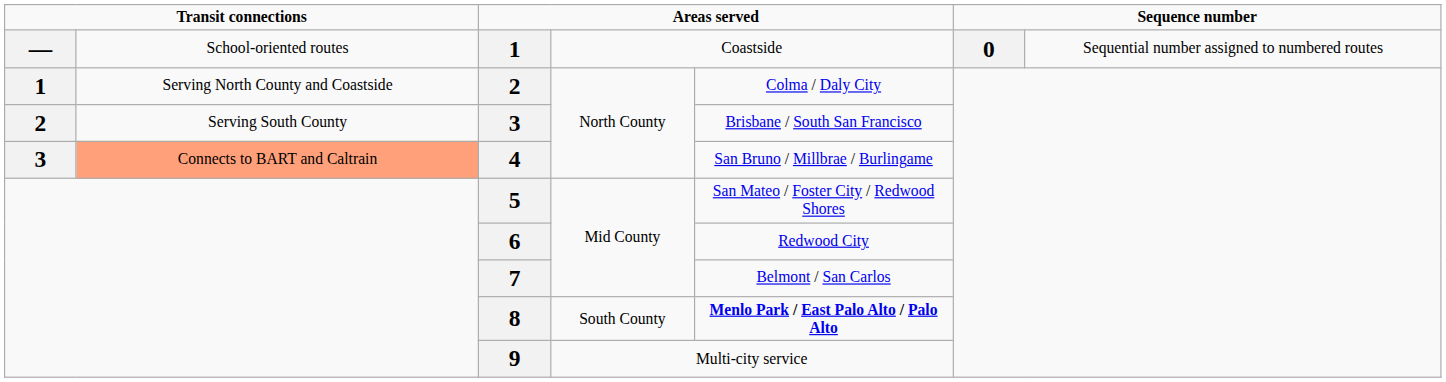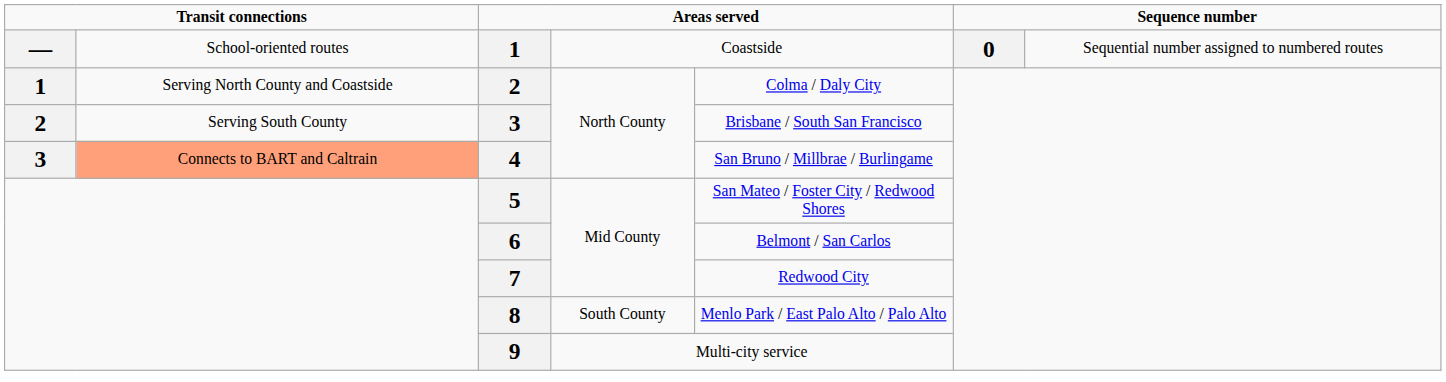(824, 240) Redwood City -> (824, 240) Belmont / San Carlos
(824, 277) Belmont / San Carlos -> (824, 277) Redwood City
(824, 318) bold -> (824, 314) normal
